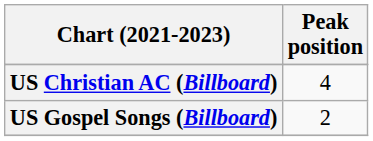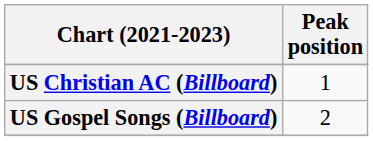(325, 82) 4 -> (325, 82) 1
